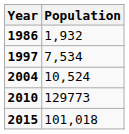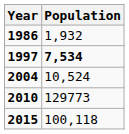(63, 56) normal -> (63, 56) bold
(71, 119) 101,018 -> (71, 119) 100,118
